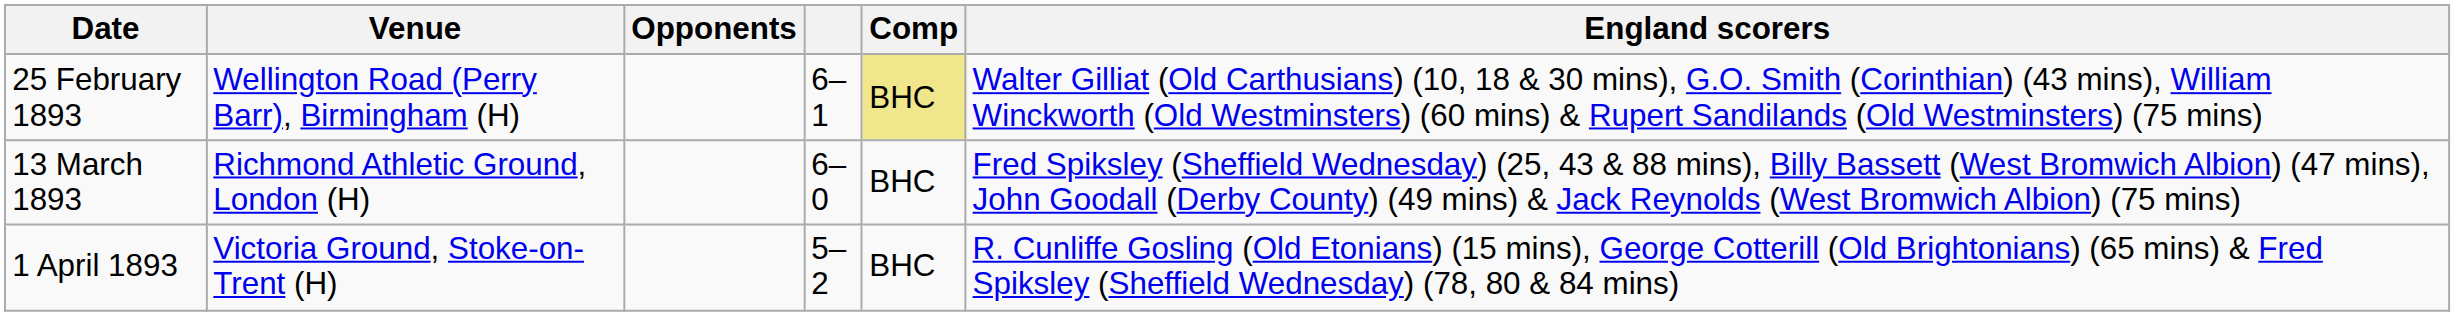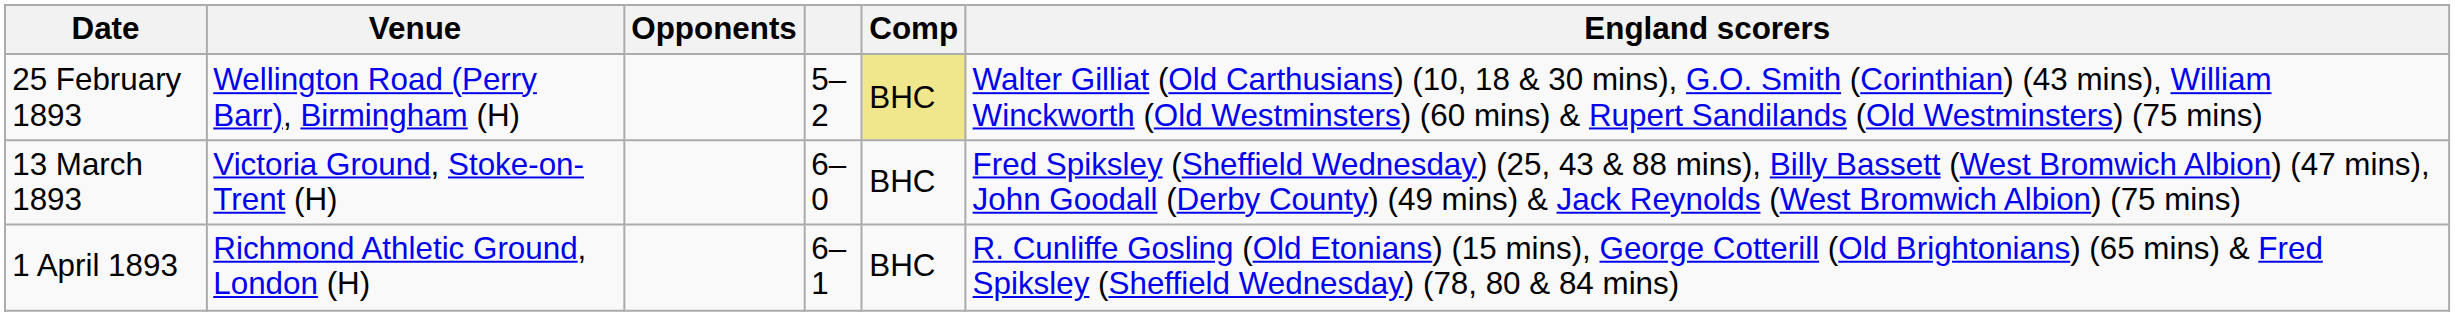(829, 96) 6–1 -> (829, 96) 5–2
(400, 181) Richmond Athletic Ground, London (H) -> (399, 181) Victoria Ground, Stoke-on-Trent (H)
(399, 266) Victoria Ground, Stoke-on-Trent (H) -> (400, 266) Richmond Athletic Ground, London (H)
(829, 266) 5–2 -> (829, 266) 6–1
